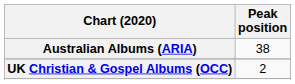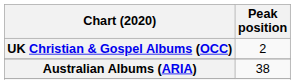rows swapped: (120, 48) <-> (120, 68)
